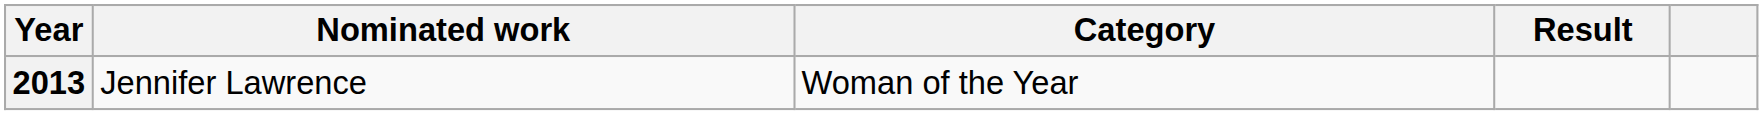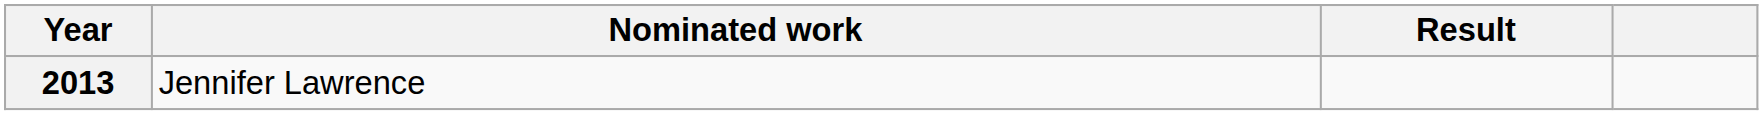- column: (1145, 30)
